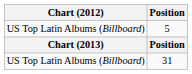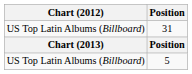rows swapped: (167, 28) <-> (167, 61)
